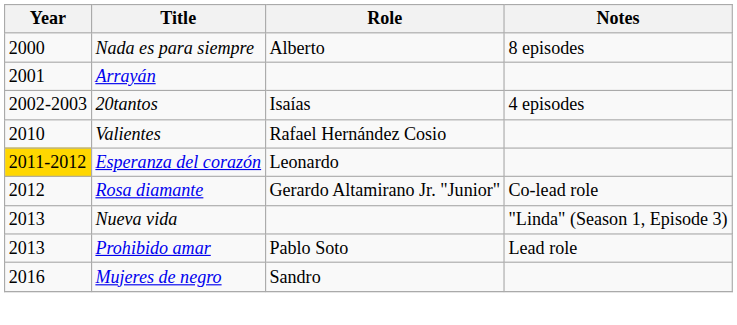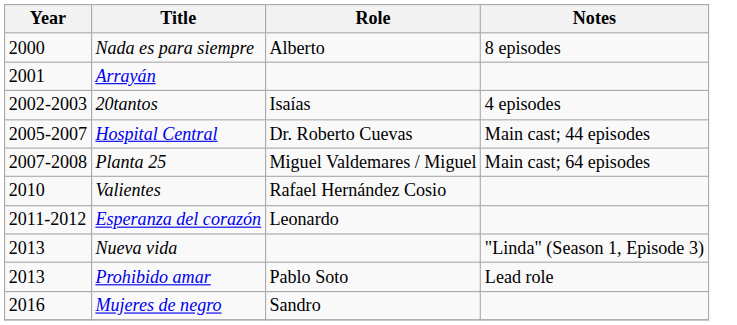+ row: (156, 133)
+ row: (131, 162)
(48, 162) gold background -> (48, 219) no background
- row: (149, 190)
